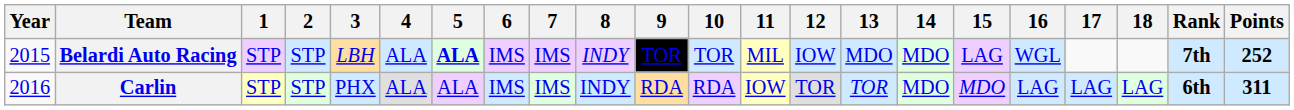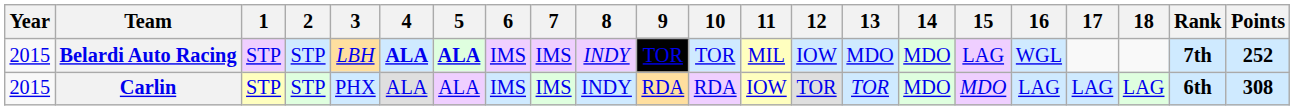(406, 55) normal -> (407, 55) bold
(30, 88) 2016 -> (30, 88) 2015
(1257, 88) 311 -> (1258, 88) 308
